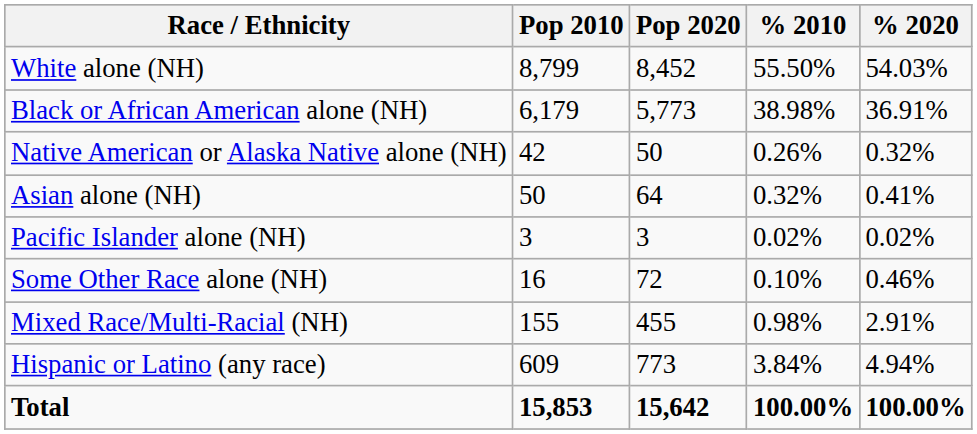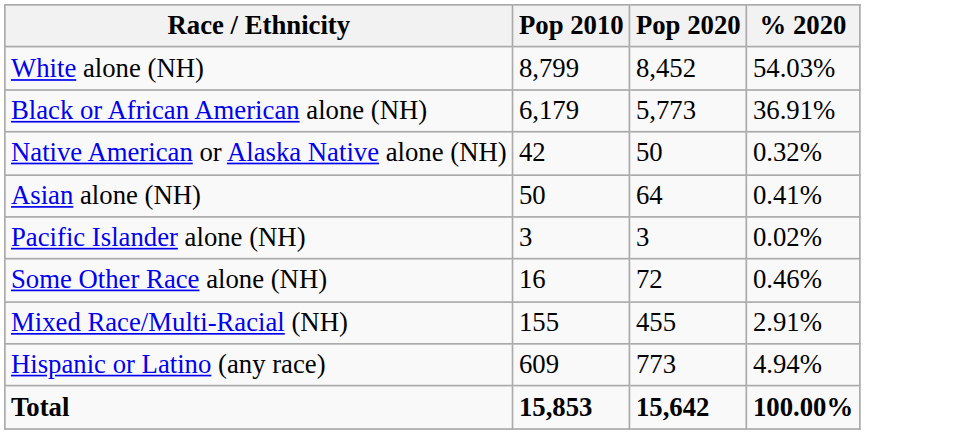- column: (803, 25)
